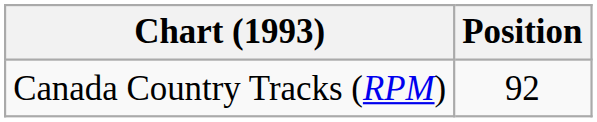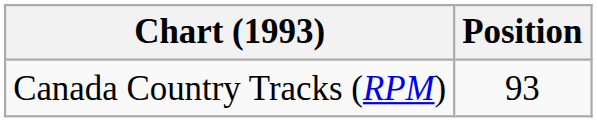(522, 87) 92 -> (522, 87) 93
